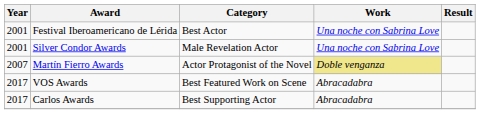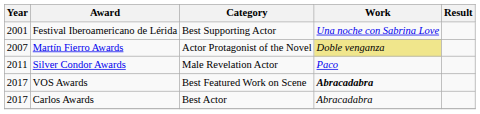(204, 30) Best Actor -> (229, 30) Best Supporting Actor
- row: (17, 48)
+ row: (17, 65)
(345, 82) normal -> (345, 82) bold
(229, 100) Best Supporting Actor -> (204, 100) Best Actor
